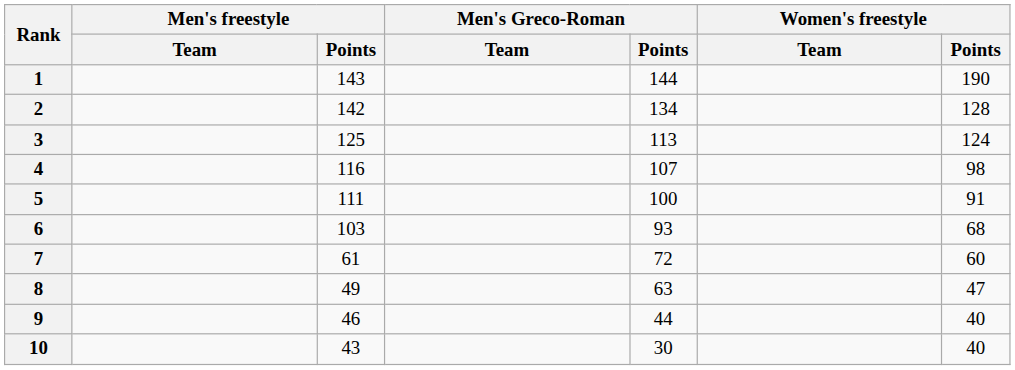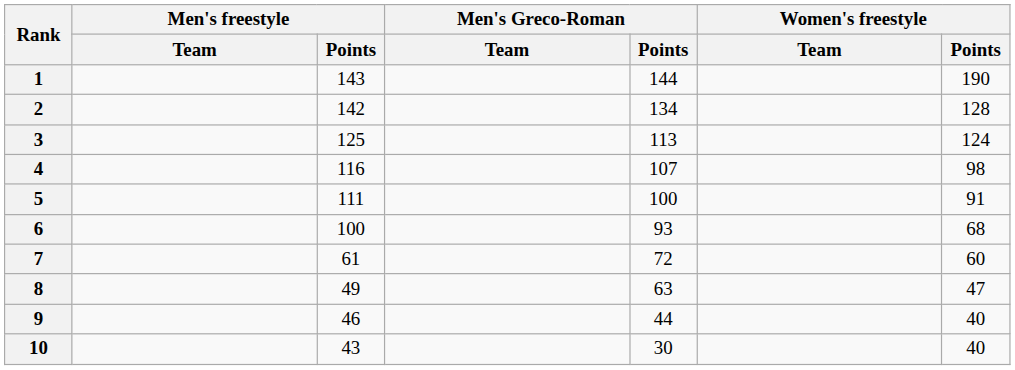(351, 229) 103 -> (351, 229) 100
